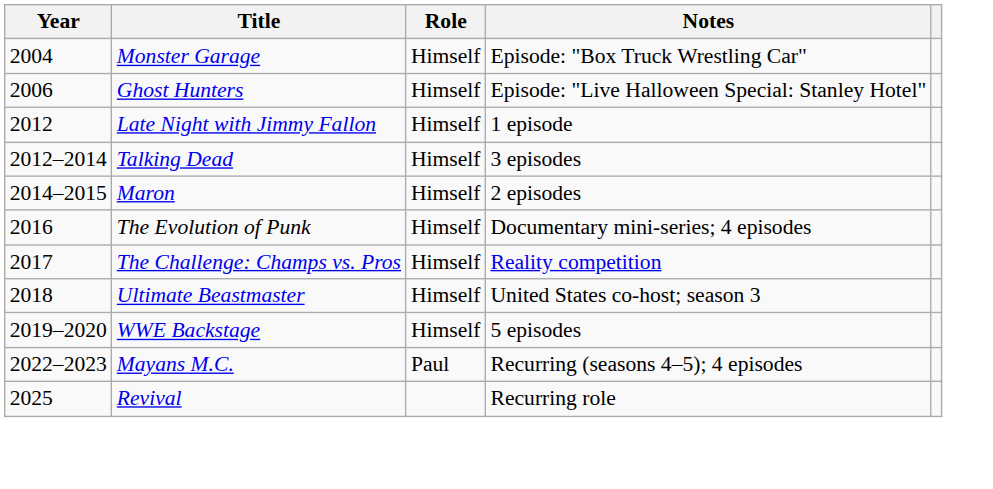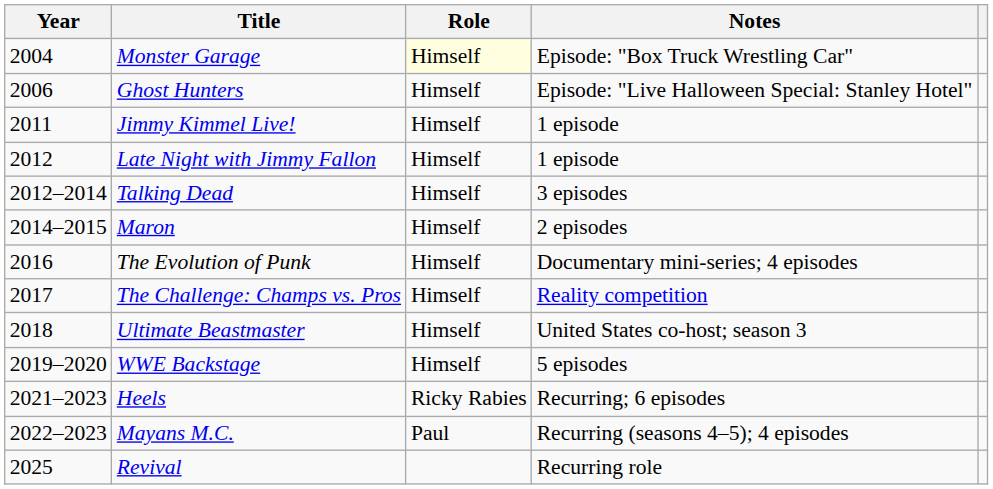(446, 55) no background -> (446, 55) lightyellow background
+ row: (206, 124)
+ row: (141, 398)
